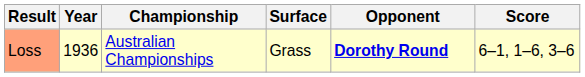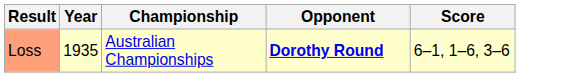- column: (298, 16)
(81, 50) 1936 -> (81, 50) 1935
